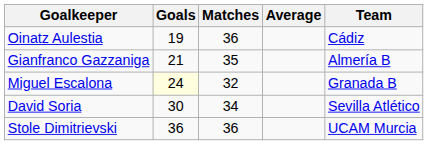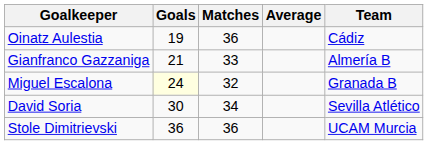(231, 60) 35 -> (231, 60) 33
